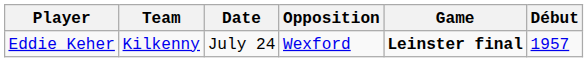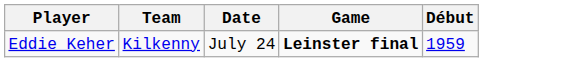- column: (331, 18)
(550, 44) 1957 -> (445, 44) 1959
